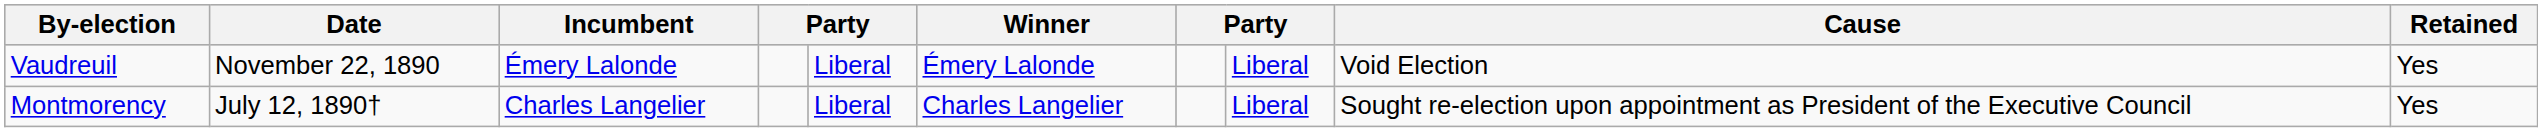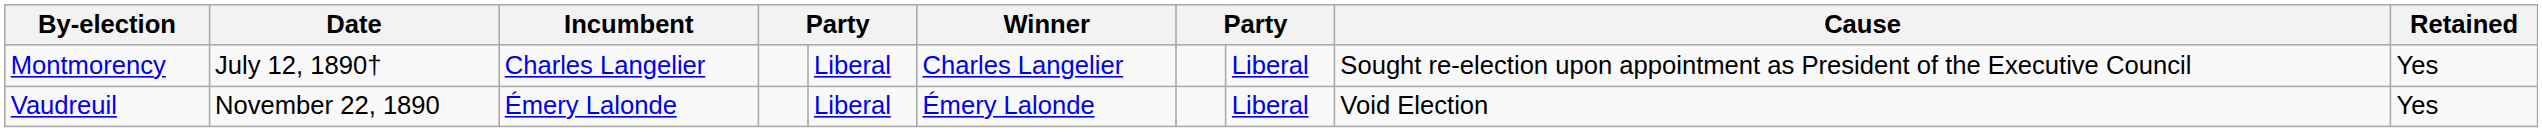rows swapped: (64, 65) <-> (88, 106)
